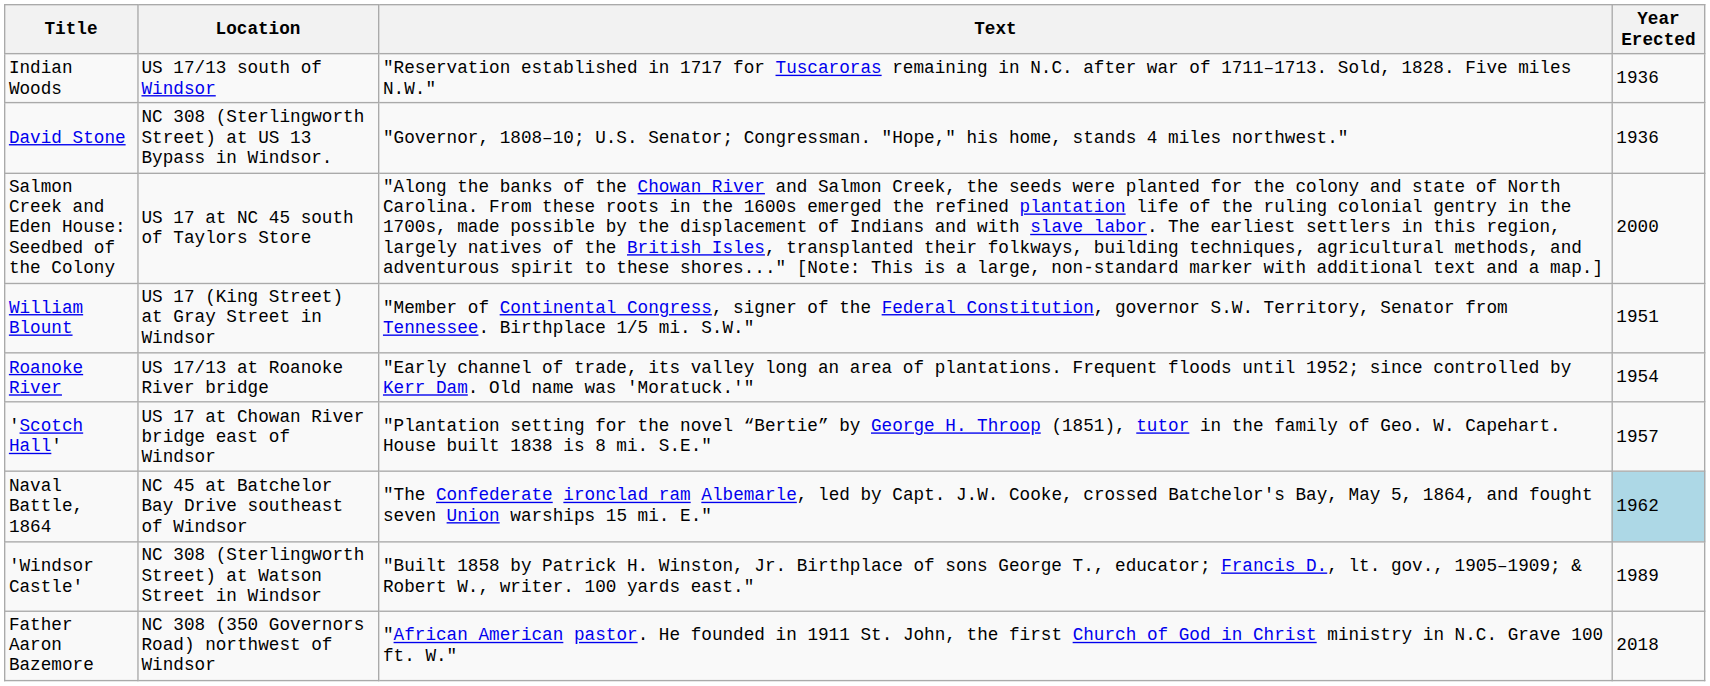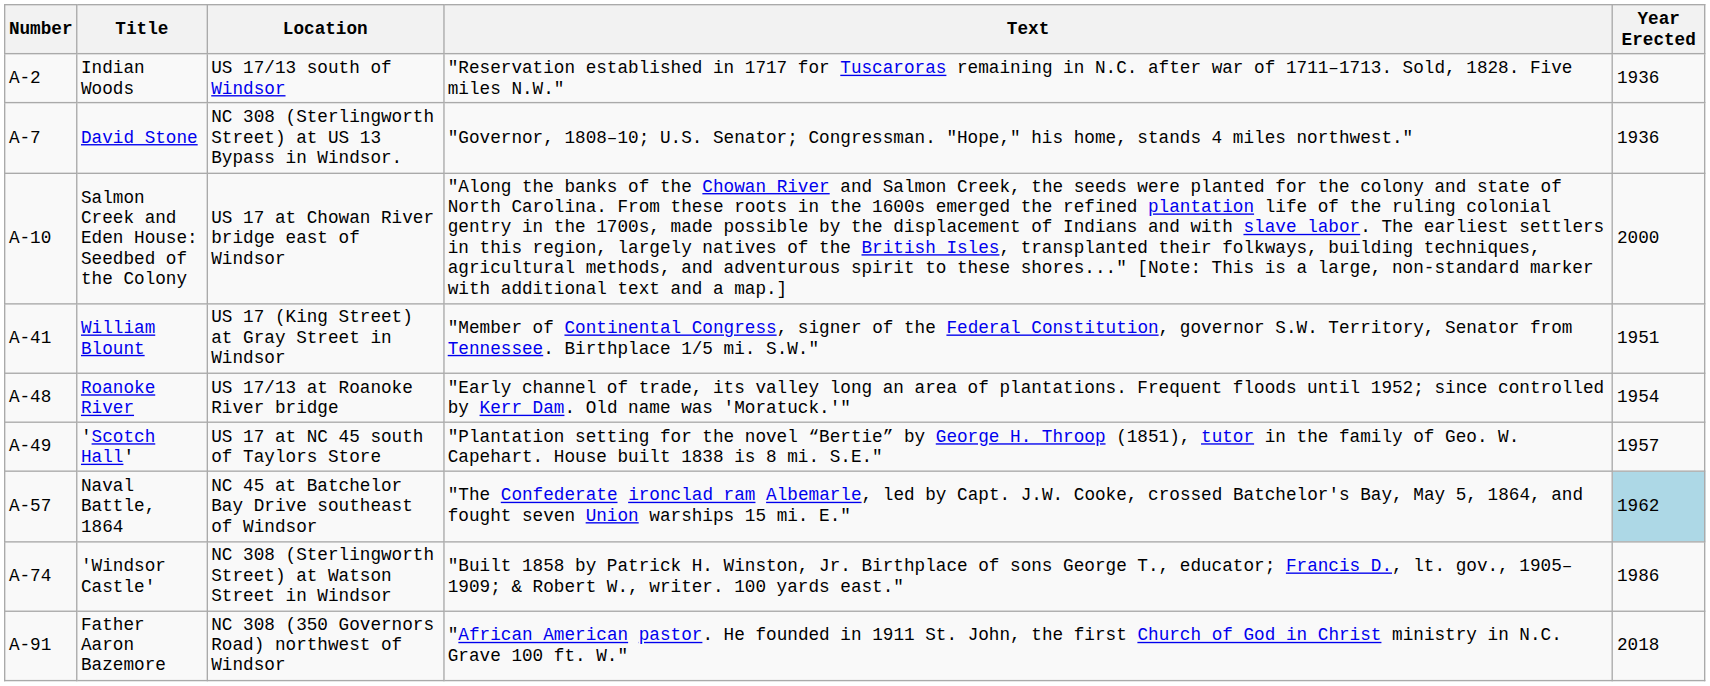+ column: (41, 29)
(248, 228) US 17 at NC 45 south of Taylors Store -> (323, 238) US 17 at Chowan River bridge east of Windsor
(253, 437) US 17 at Chowan River bridge east of Windsor -> (317, 447) US 17 at NC 45 south of Taylors Store
(1638, 576) 1989 -> (1638, 576) 1986
